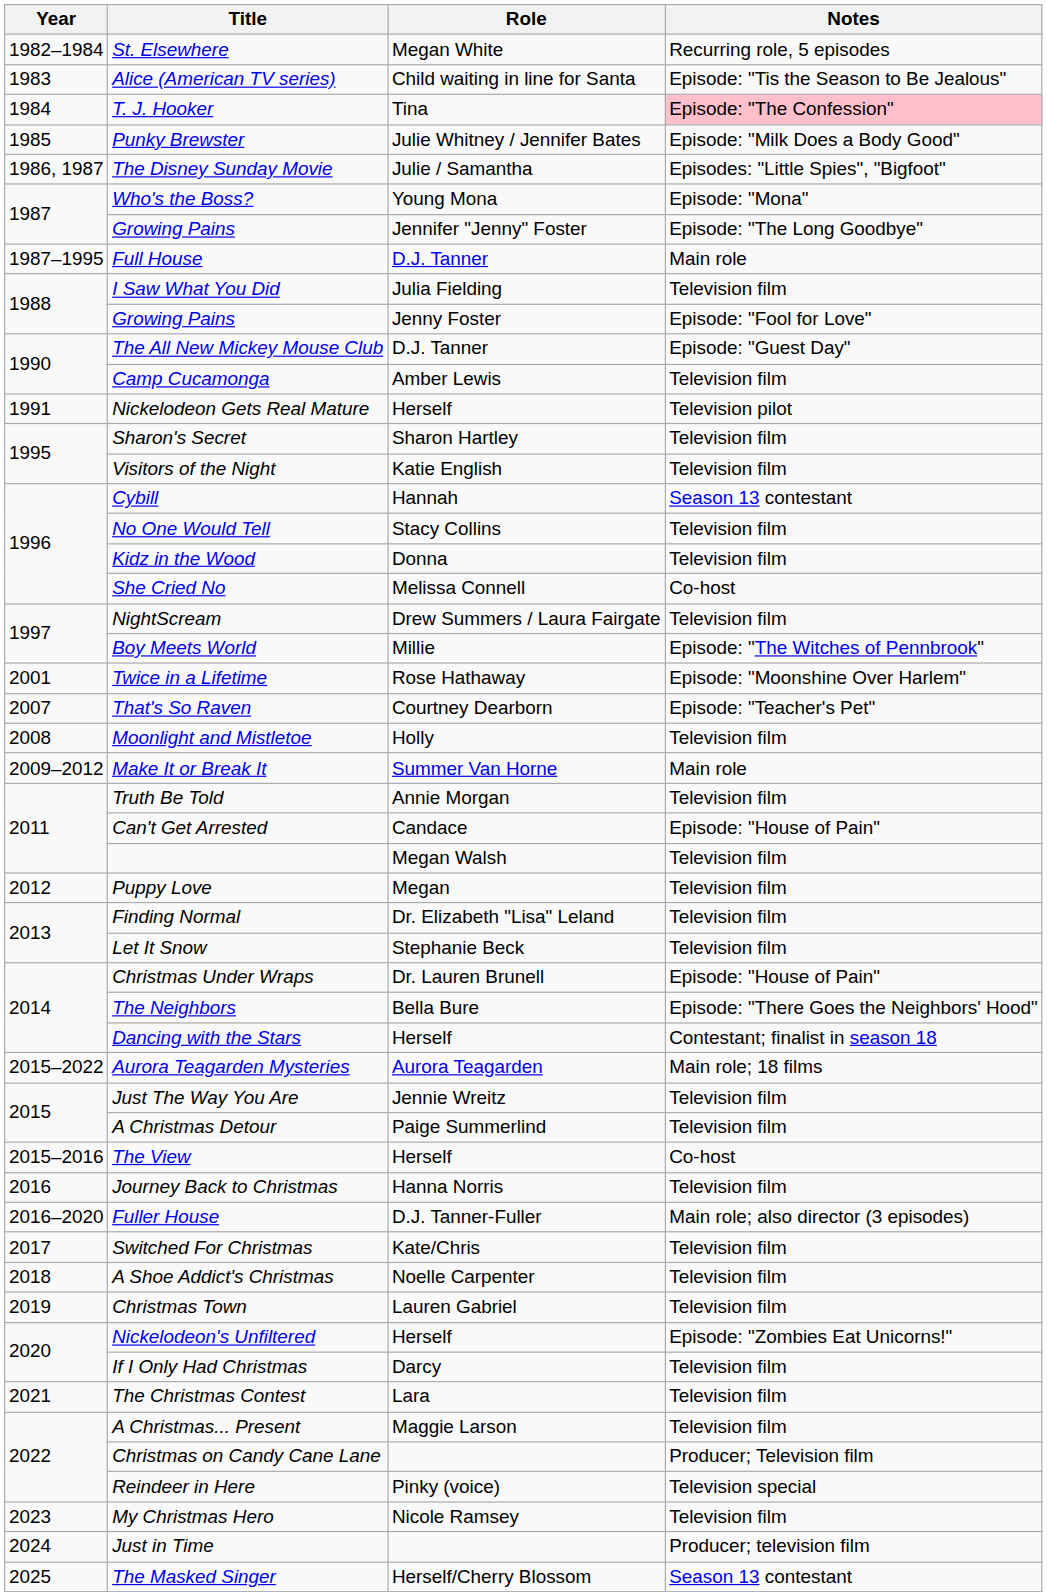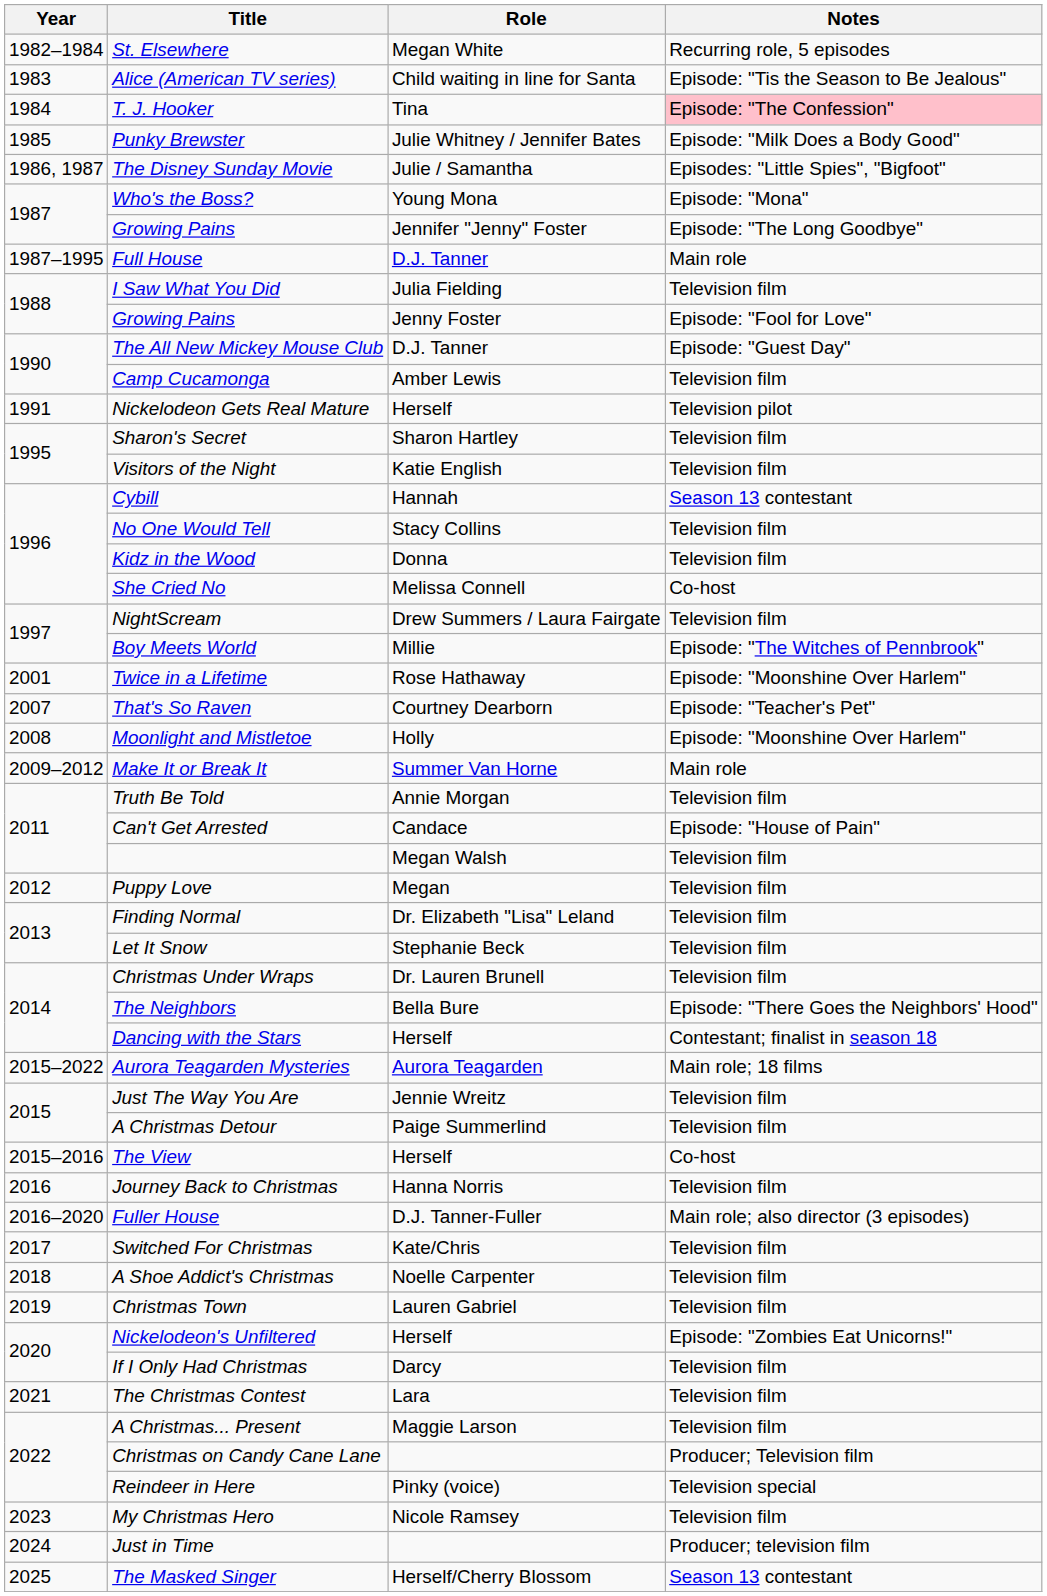(728, 738) Television film -> (818, 738) Episode: "Moonshine Over Harlem"
(775, 977) Episode: "House of Pain" -> (728, 977) Television film
